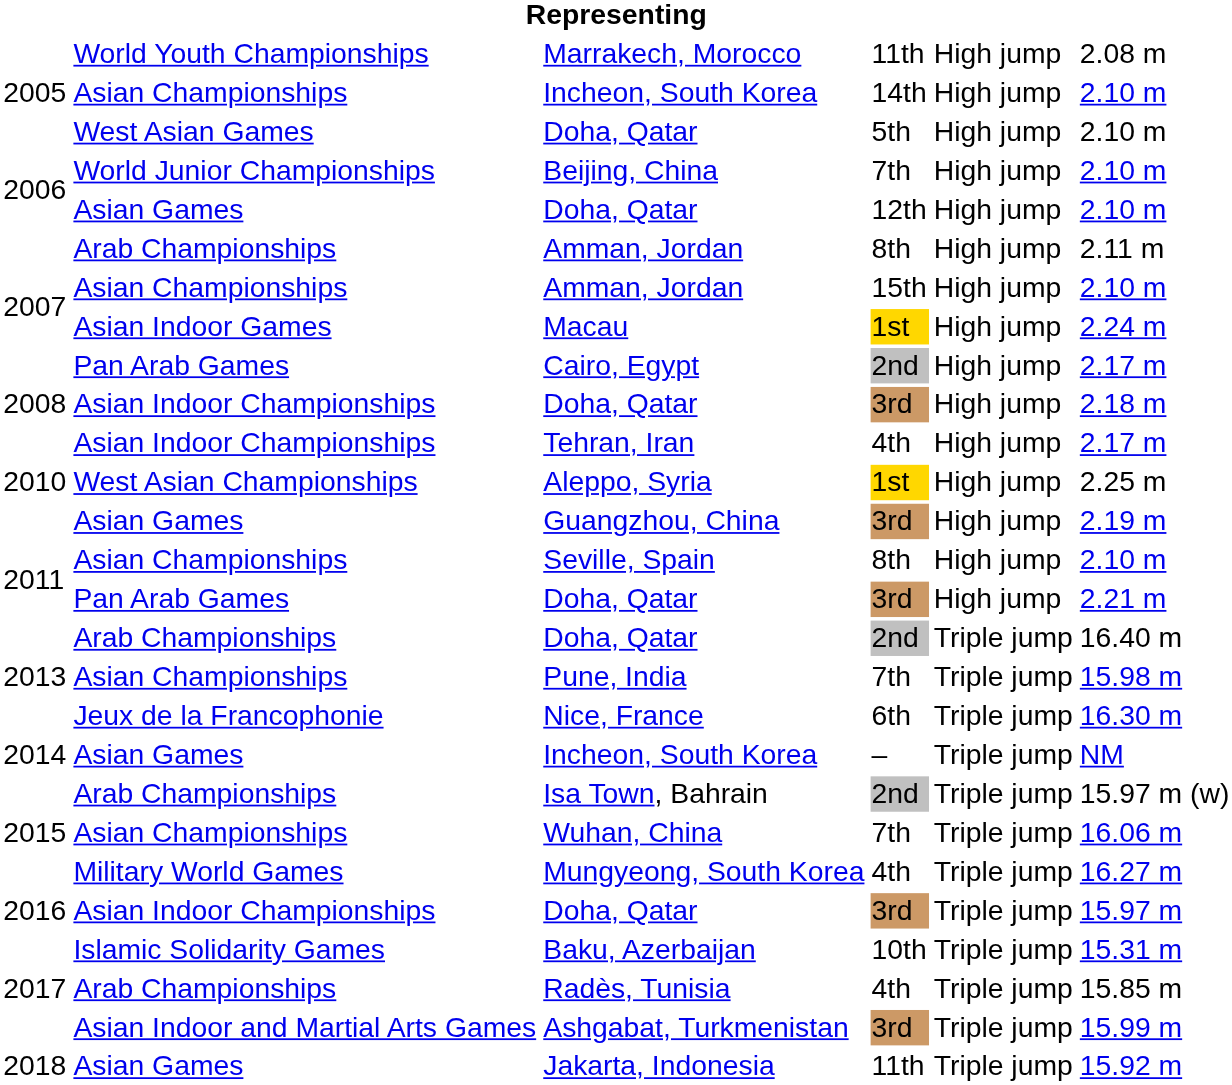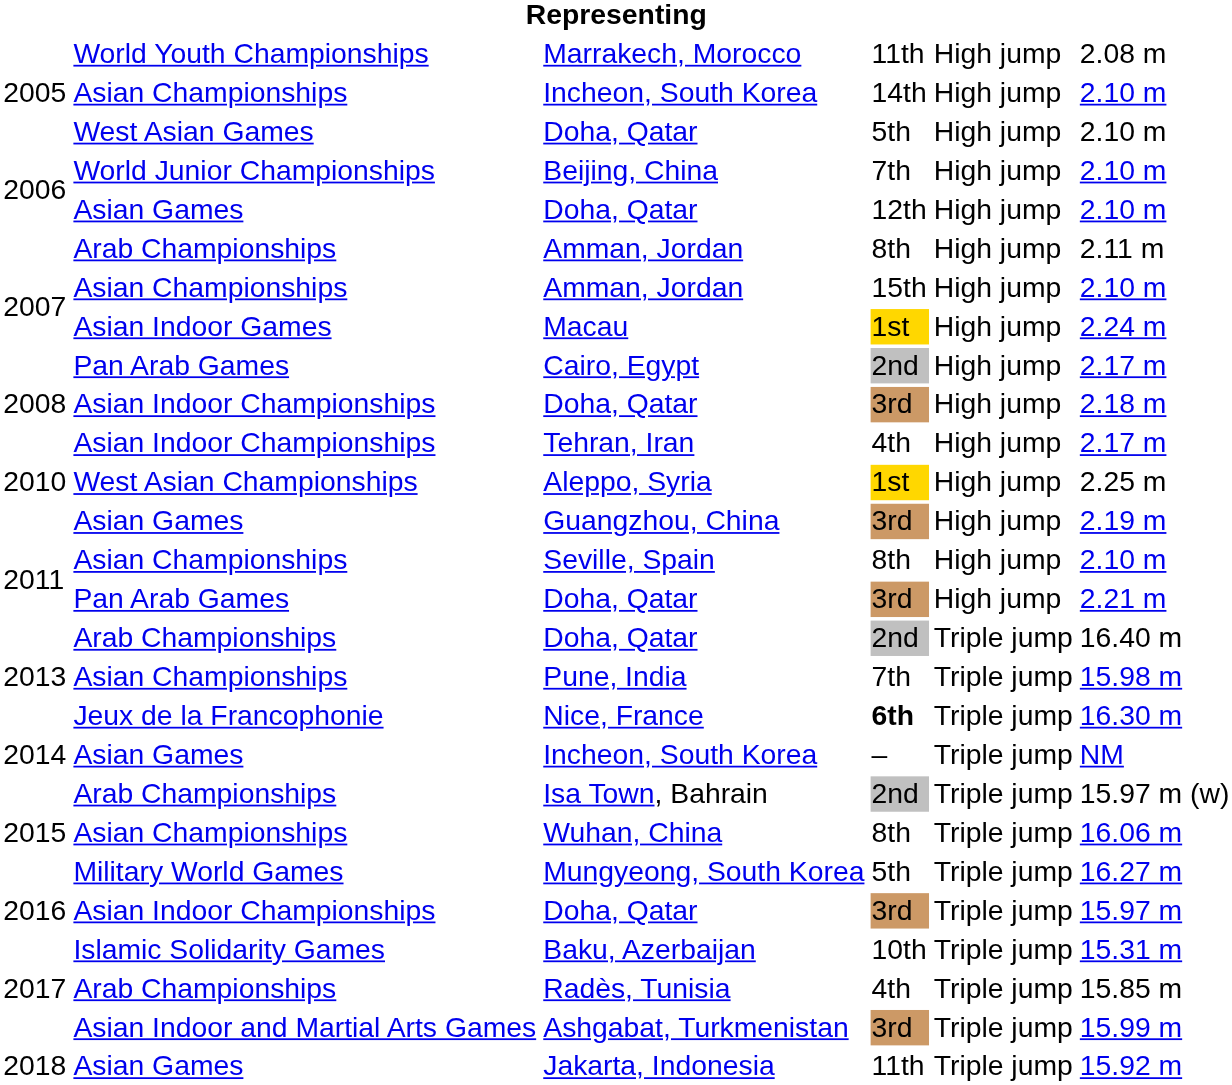(891, 715) normal -> (893, 715) bold
(891, 832) 7th -> (891, 832) 8th
(891, 871) 4th -> (891, 871) 5th
